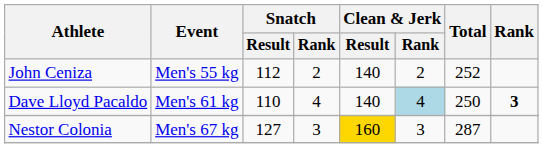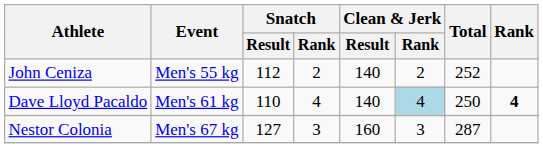(514, 101) 3 -> (514, 101) 4
(367, 129) gold background -> (367, 129) no background
